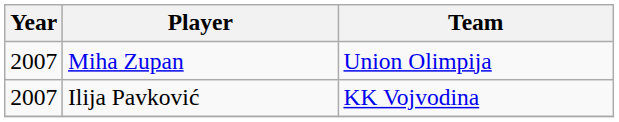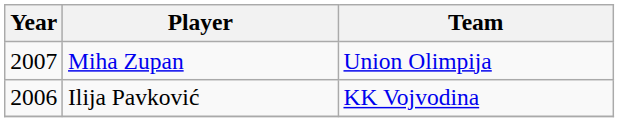(34, 97) 2007 -> (34, 97) 2006
